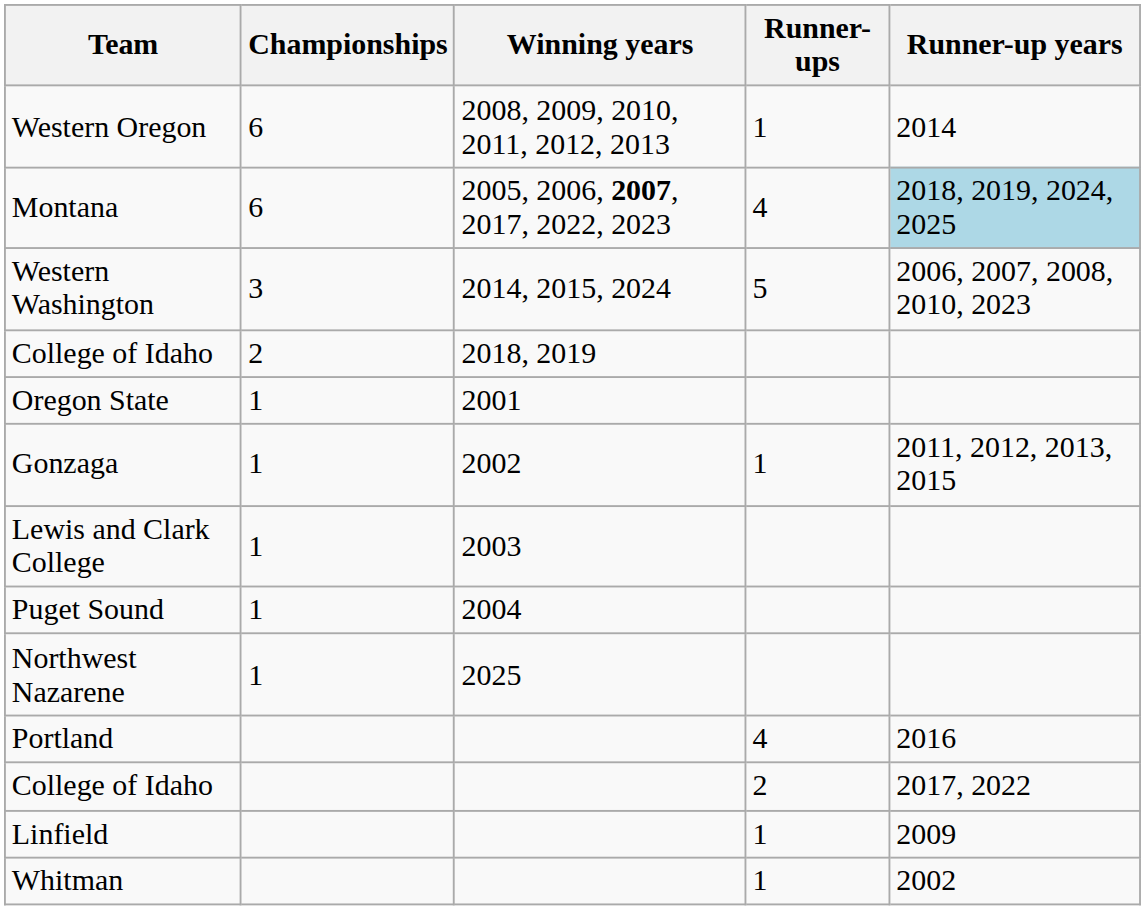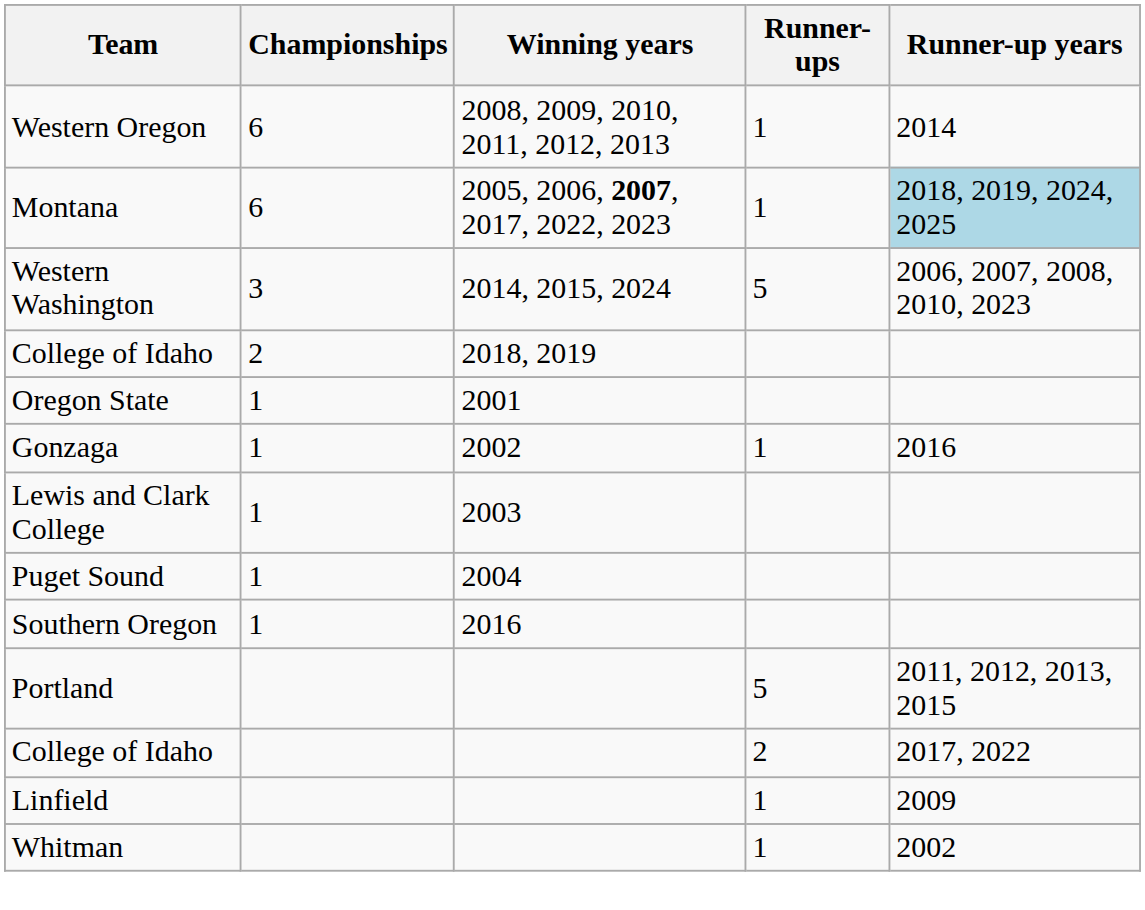(760, 207) 4 -> (760, 207) 1
(1004, 464) 2011, 2012, 2013, 2015 -> (926, 447) 2016
+ row: (114, 623)
- row: (74, 674)
(760, 738) 4 -> (760, 687) 5
(926, 738) 2016 -> (1004, 687) 2011, 2012, 2013, 2015
